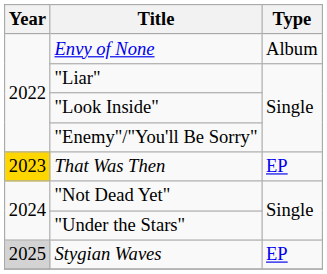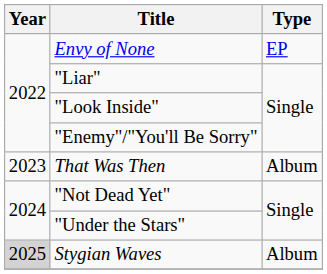(292, 48) Album -> (277, 48) EP
(27, 166) gold background -> (27, 166) no background
(277, 166) EP -> (292, 166) Album
(277, 254) EP -> (292, 254) Album
